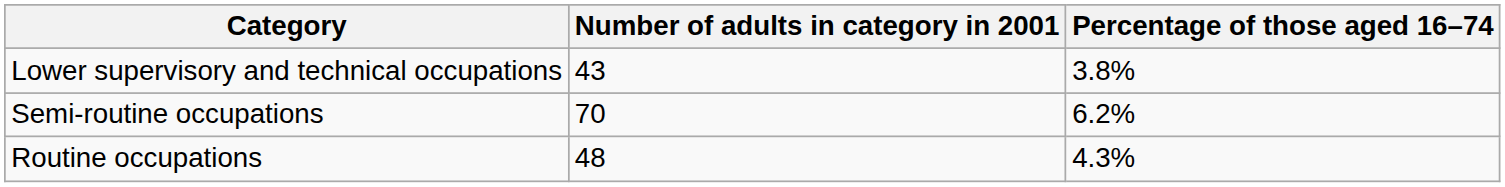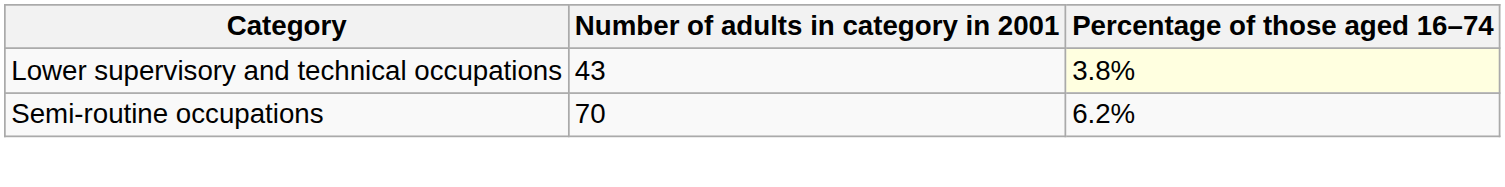(1104, 70) no background -> (1104, 70) lightyellow background
- row: (137, 158)
